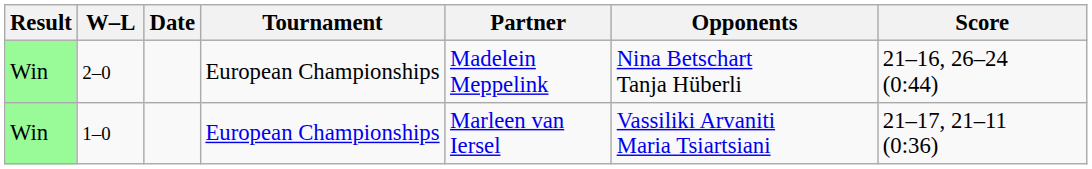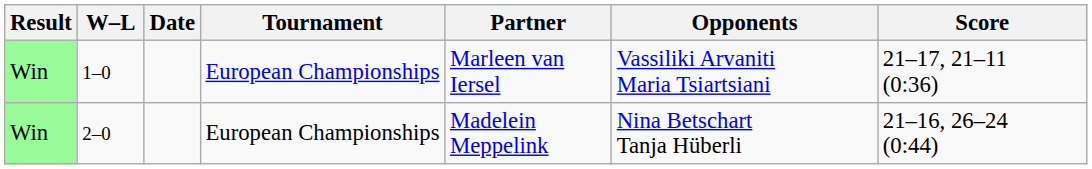rows swapped: (96, 134) <-> (96, 72)
